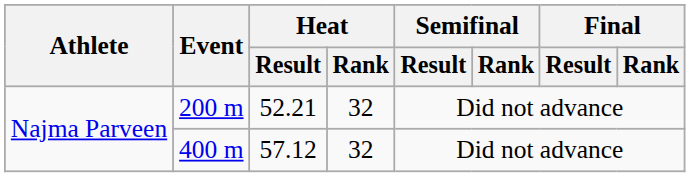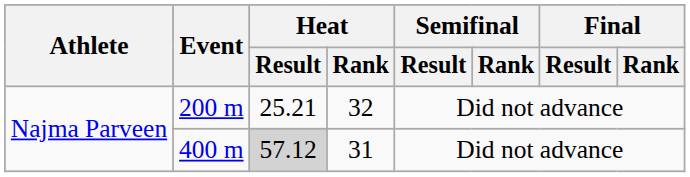(288, 107) 52.21 -> (288, 107) 25.21
(288, 149) no background -> (288, 149) lightgrey background
(361, 149) 32 -> (361, 149) 31
